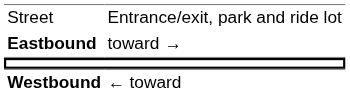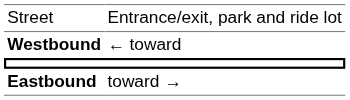rows swapped: (54, 82) <-> (52, 43)
